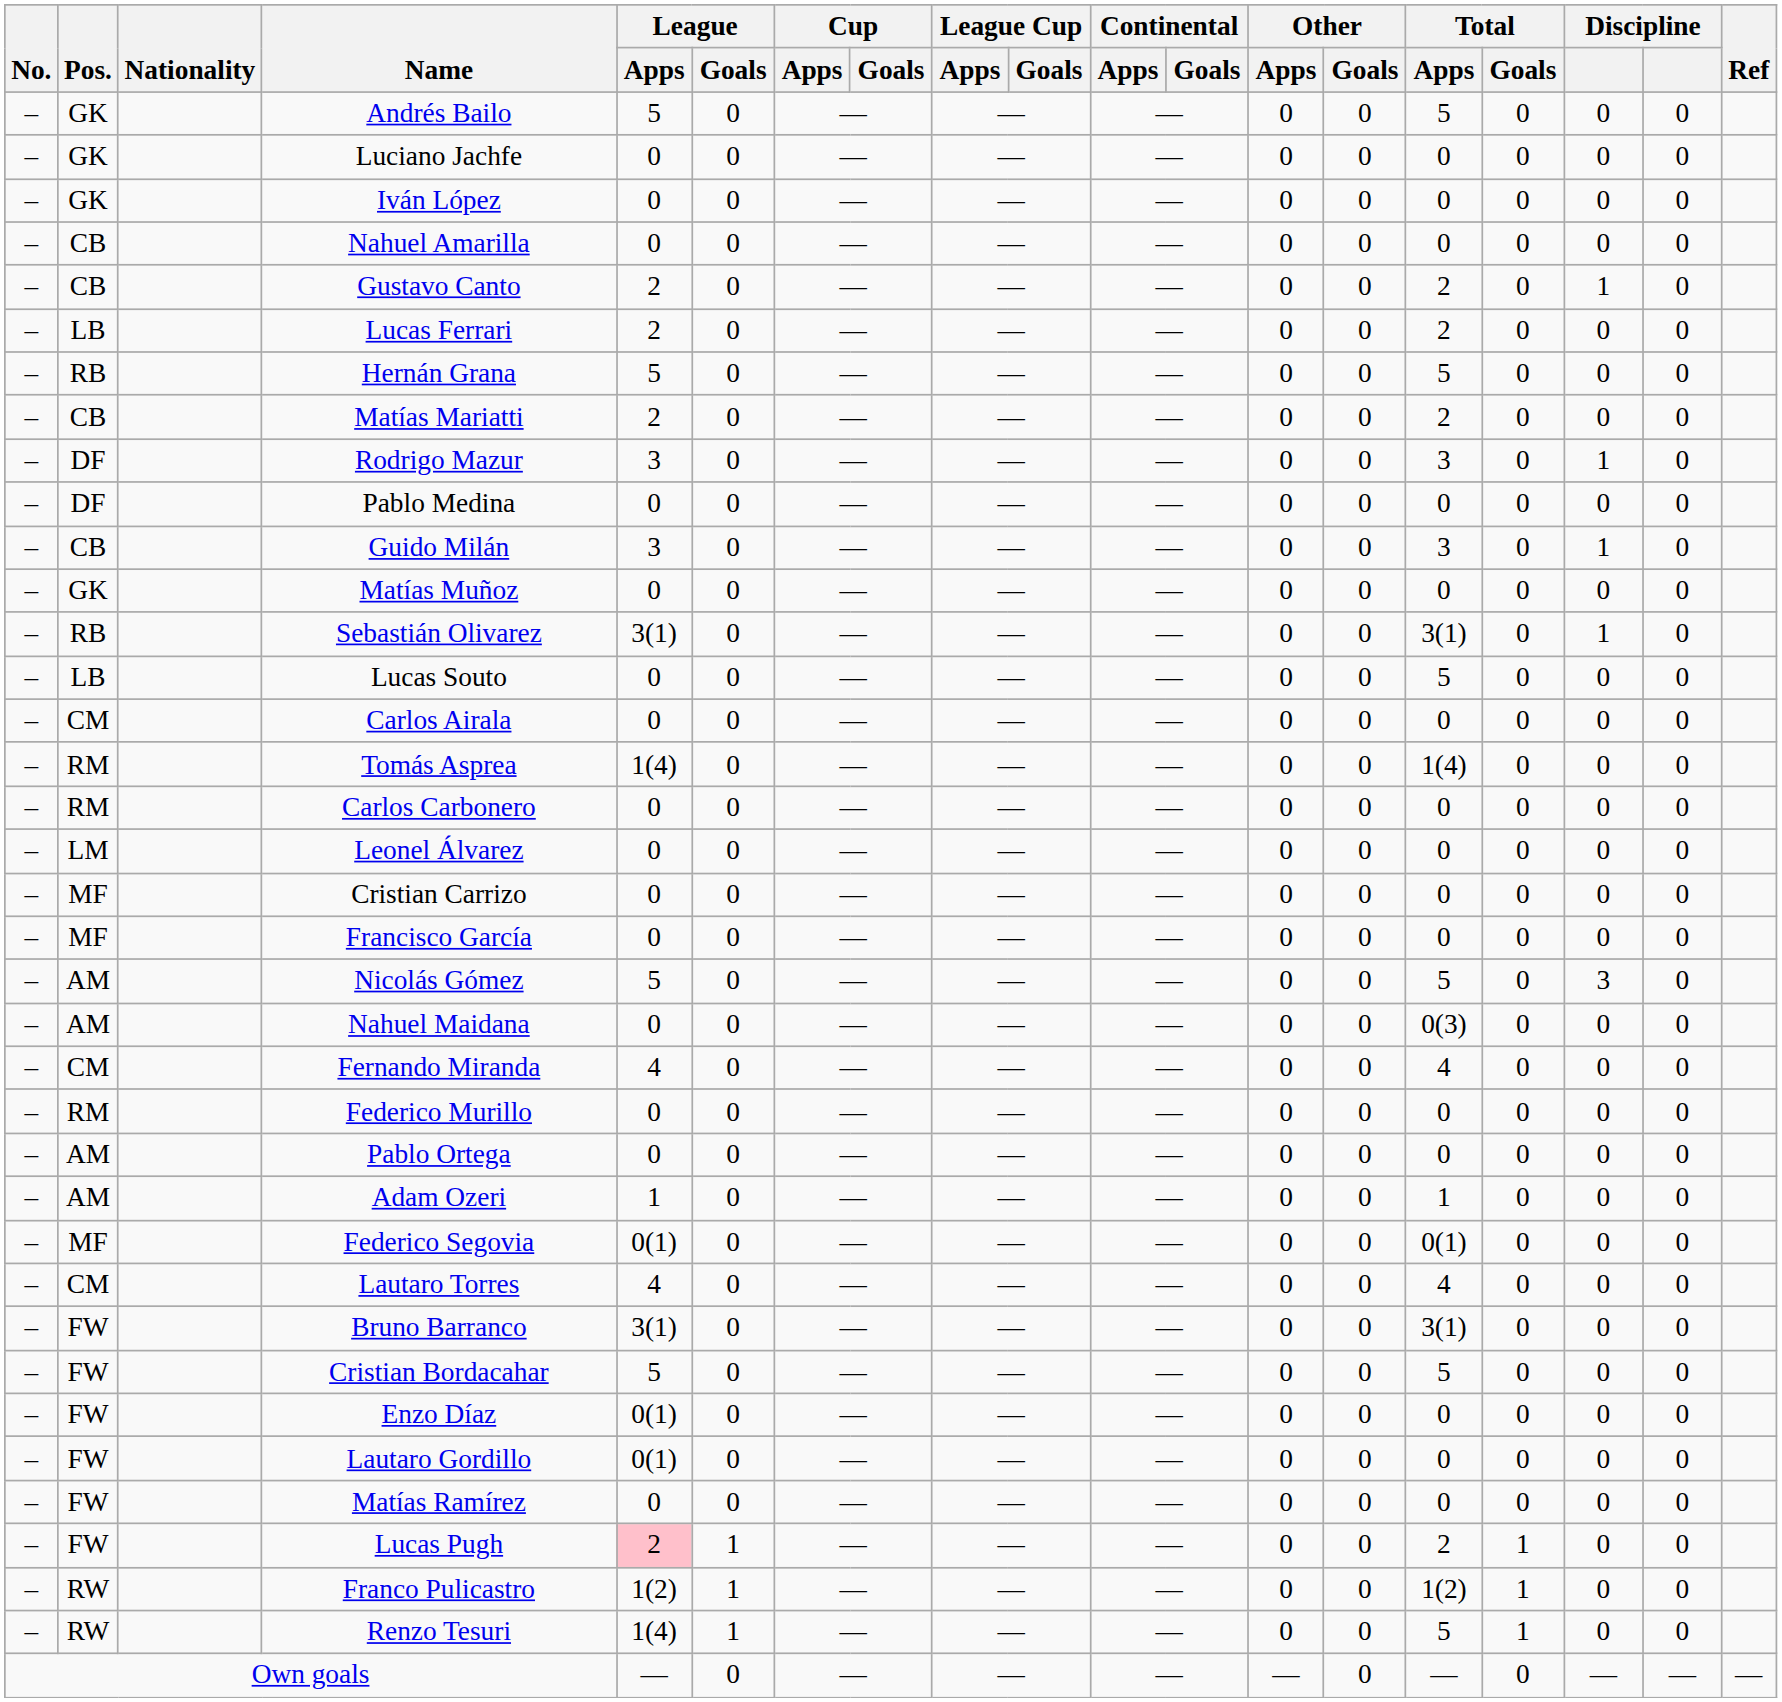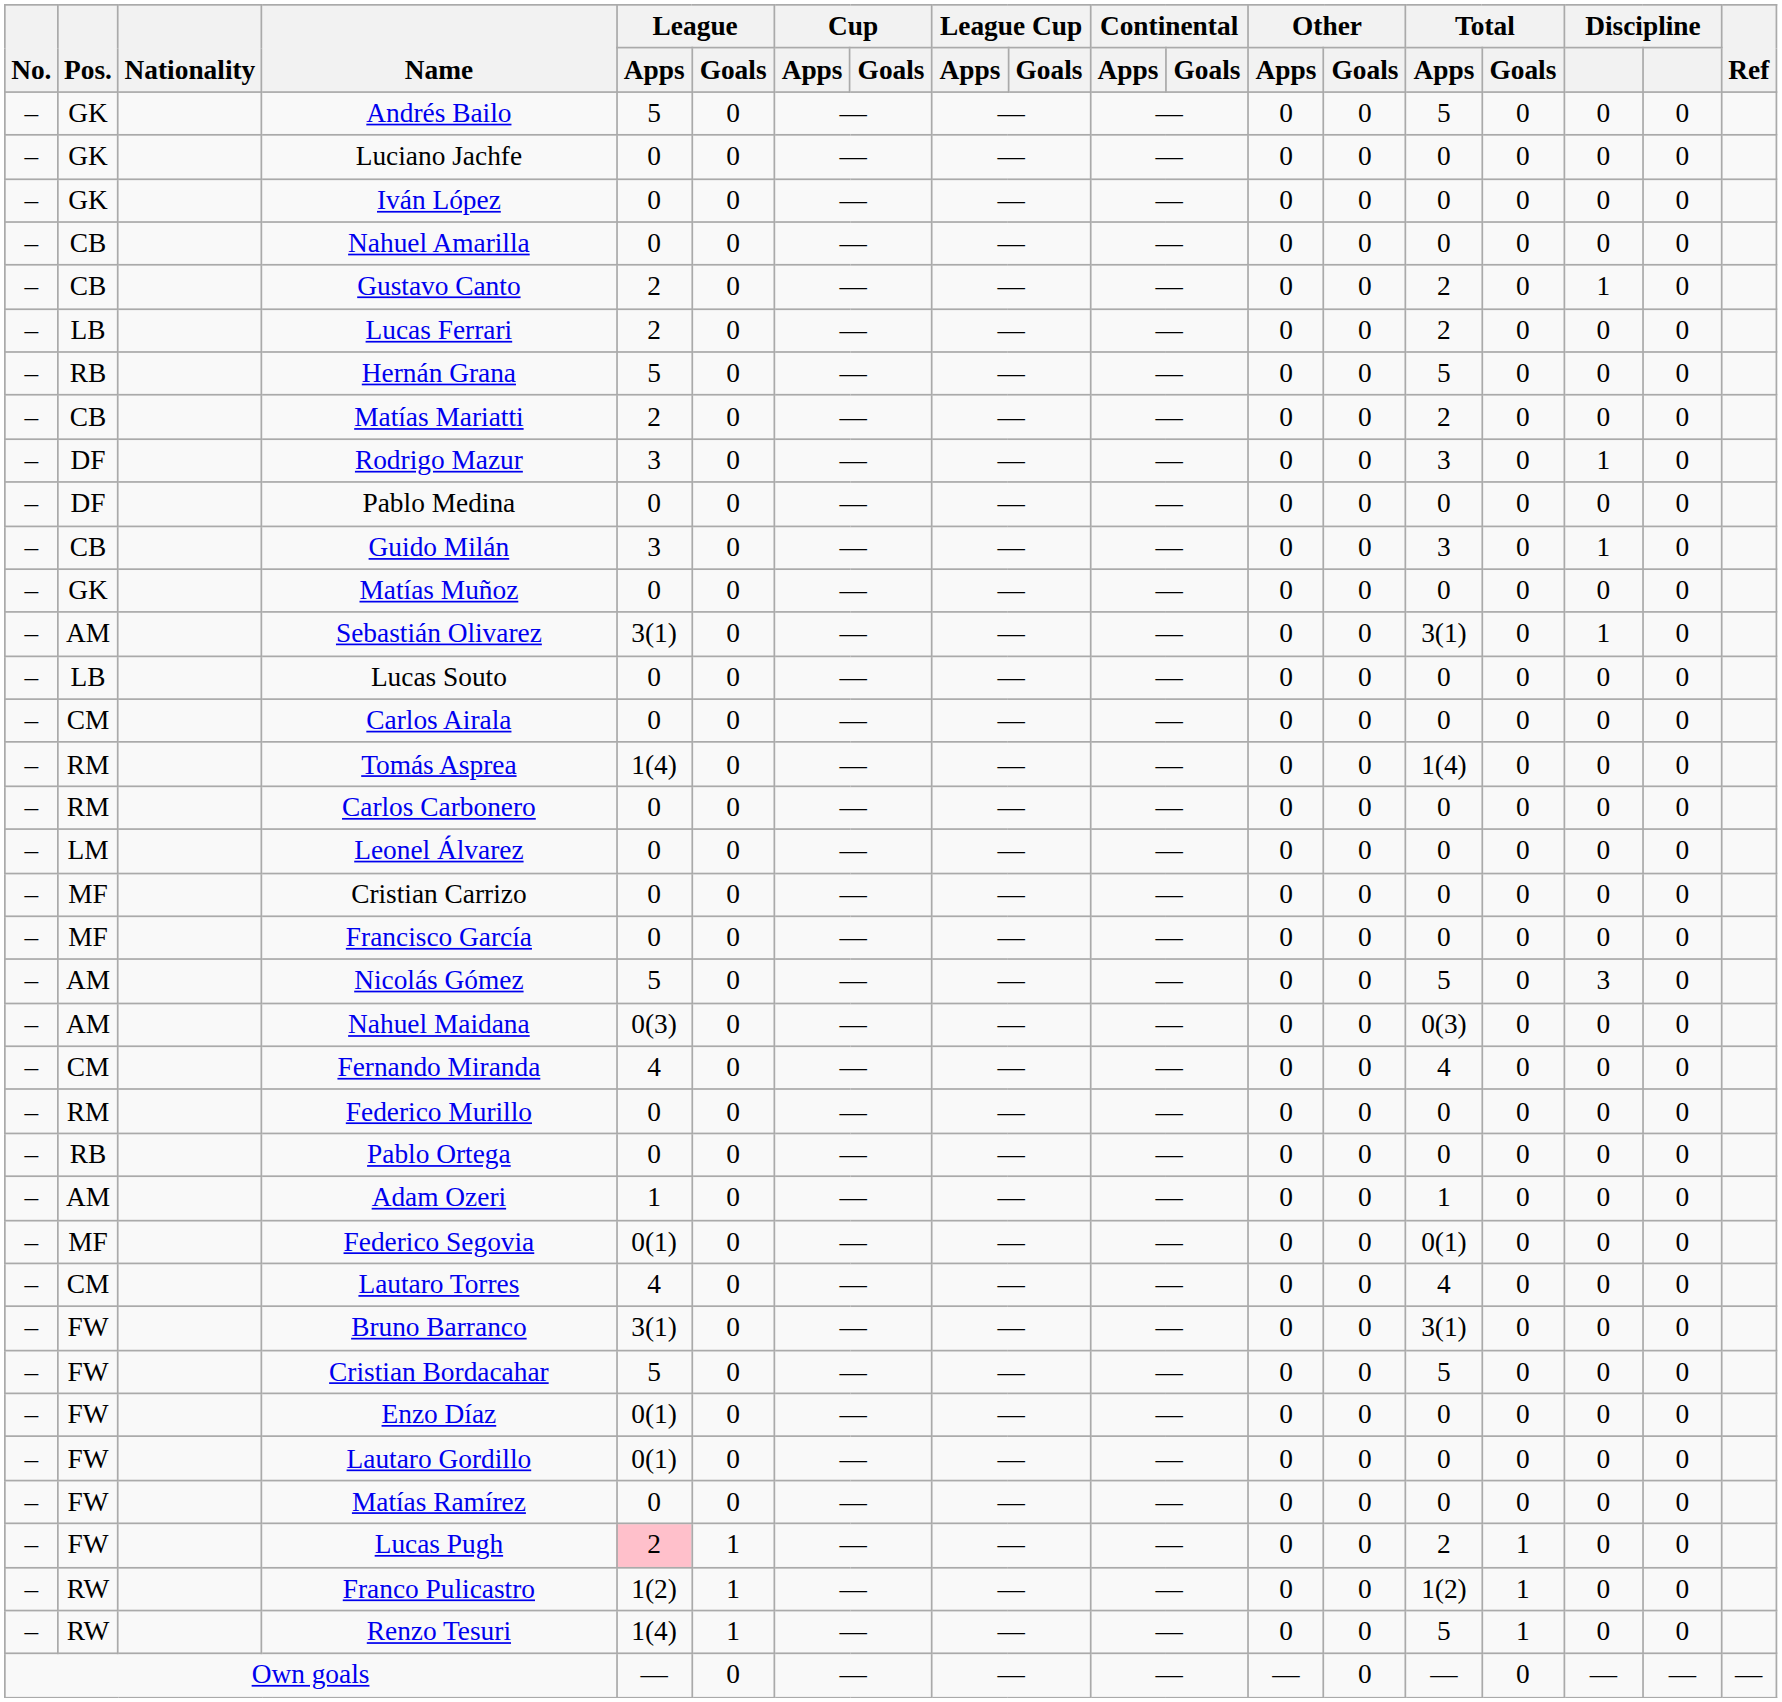(88, 633) RB -> (88, 633) AM
(1444, 677) 5 -> (1444, 677) 0
(654, 1024) 0 -> (654, 1024) 0(3)
(88, 1154) AM -> (88, 1154) RB
